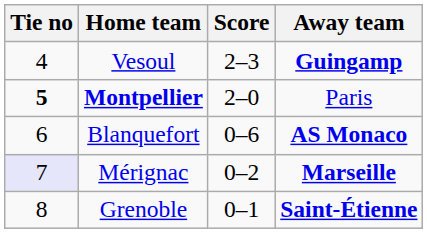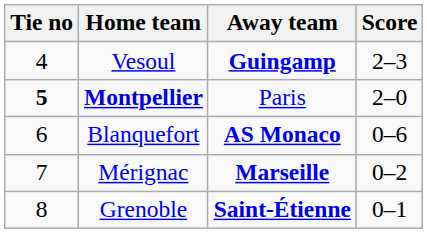columns swapped: (242, 23) <-> (349, 23)
(42, 172) lavender background -> (42, 172) no background
